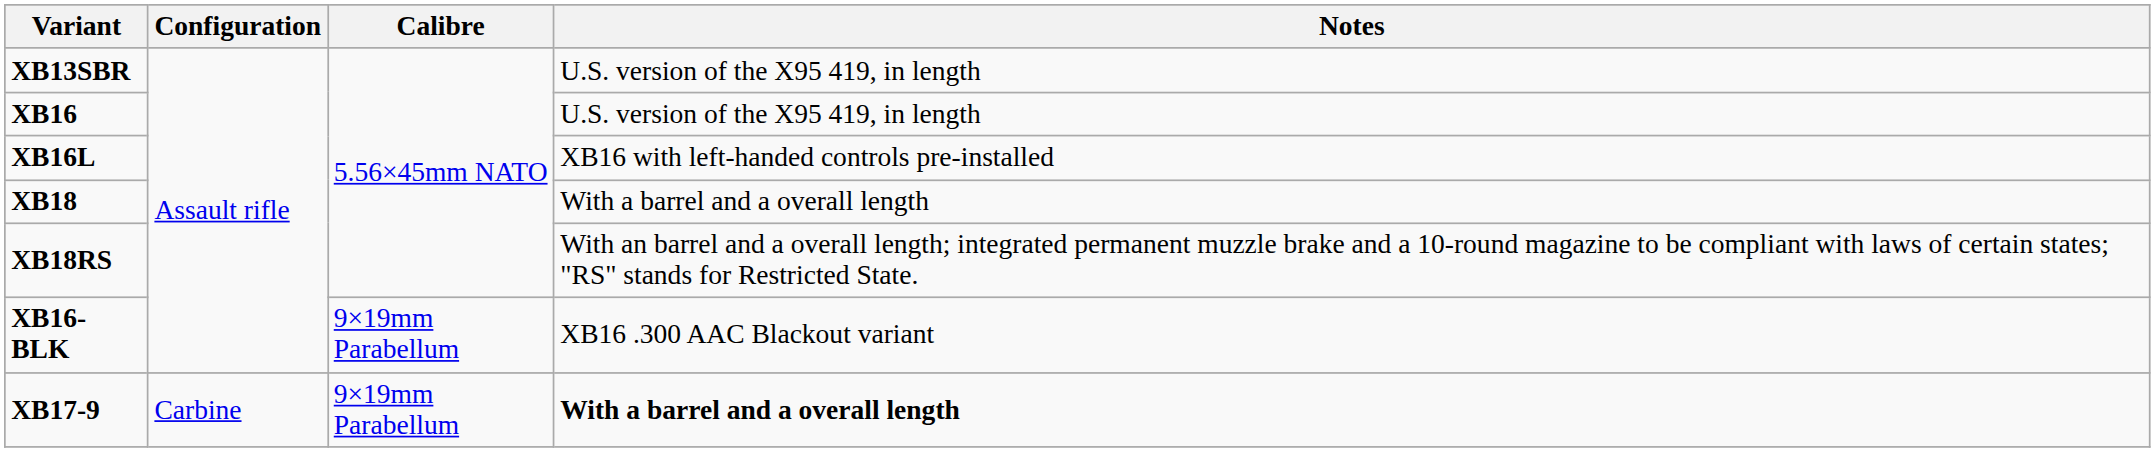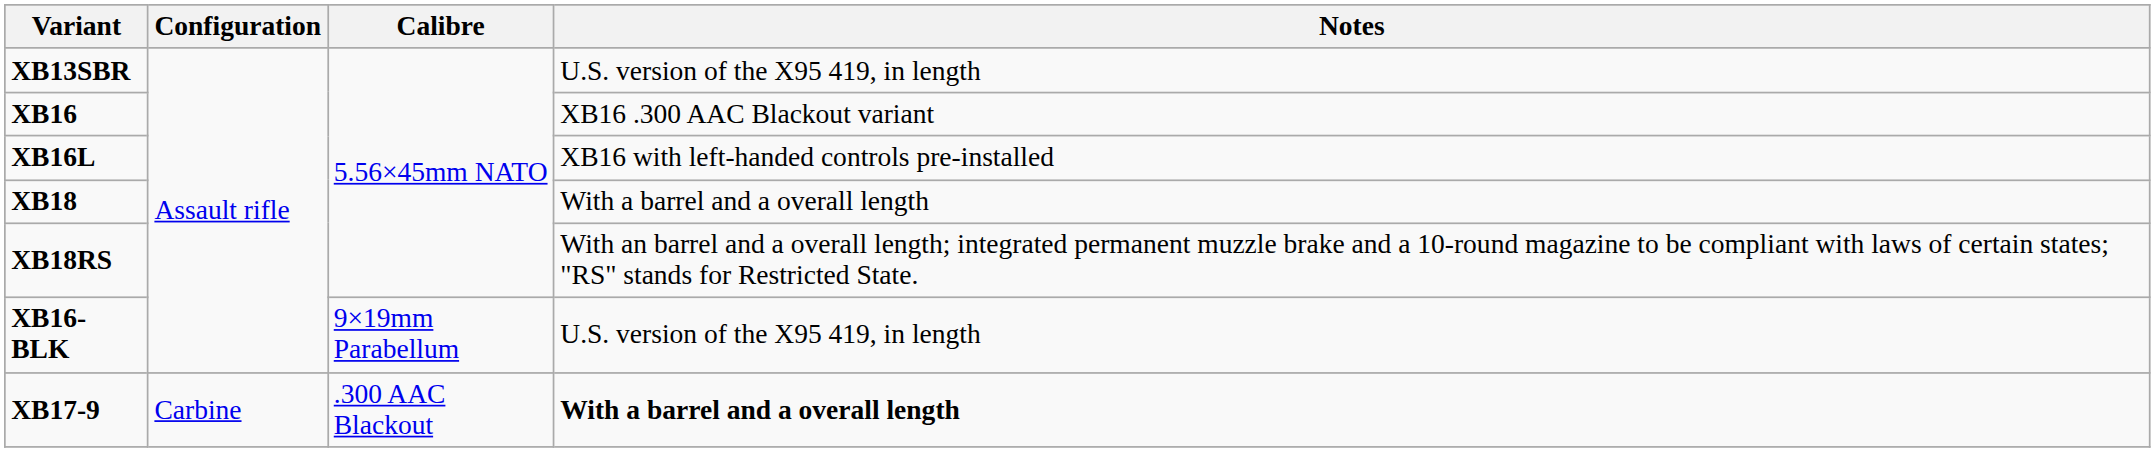(770, 113) U.S. version of the X95 419, in length -> (747, 113) XB16 .300 AAC Blackout variant
(747, 334) XB16 .300 AAC Blackout variant -> (770, 334) U.S. version of the X95 419, in length
(396, 409) 9×19mm Parabellum -> (390, 409) .300 AAC Blackout
